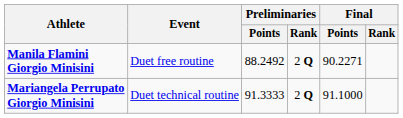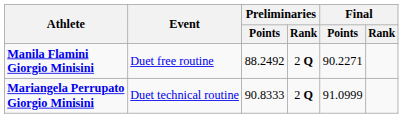(265, 96) 91.3333 -> (265, 96) 90.8333
(343, 96) 91.1000 -> (343, 96) 91.0999
